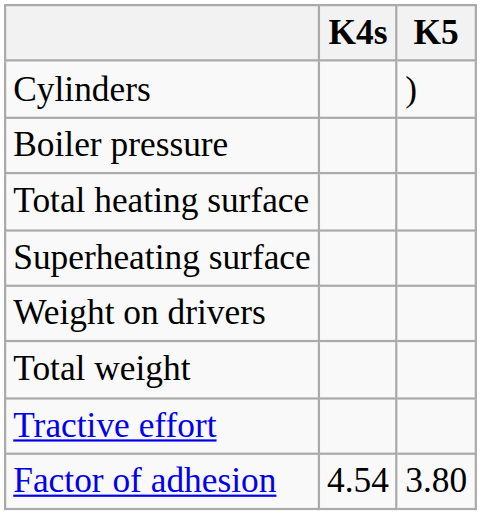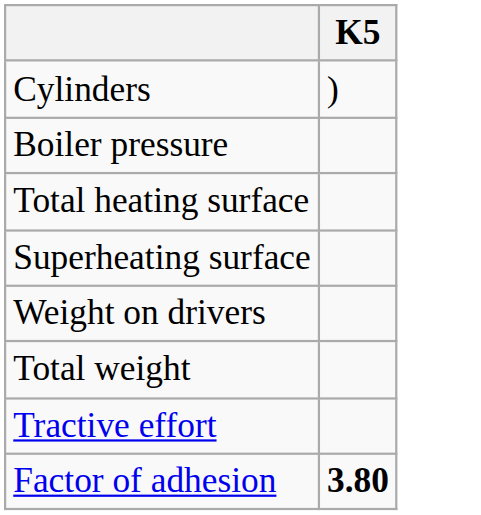- column: (358, 32)
(436, 481) normal -> (358, 481) bold
